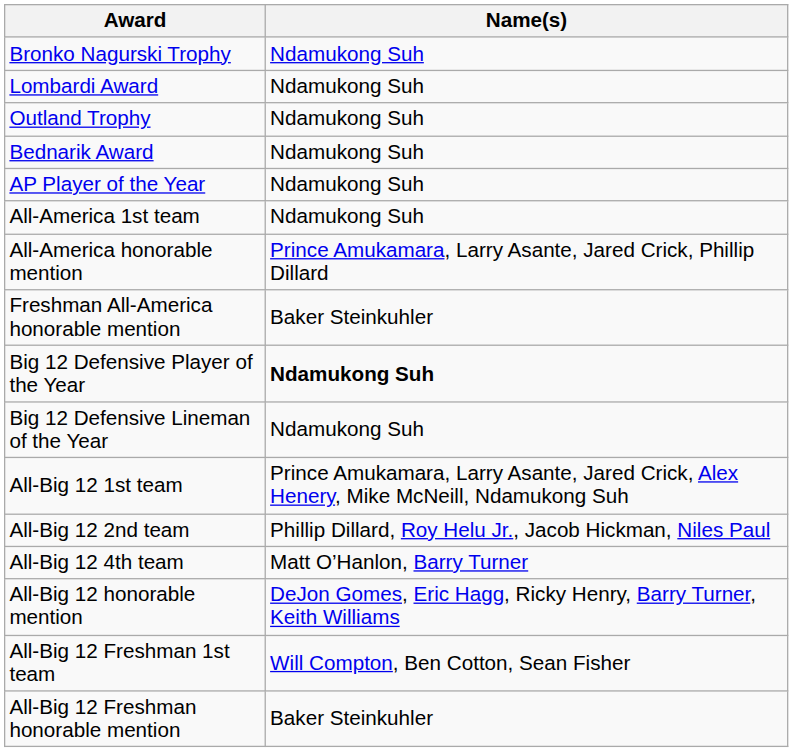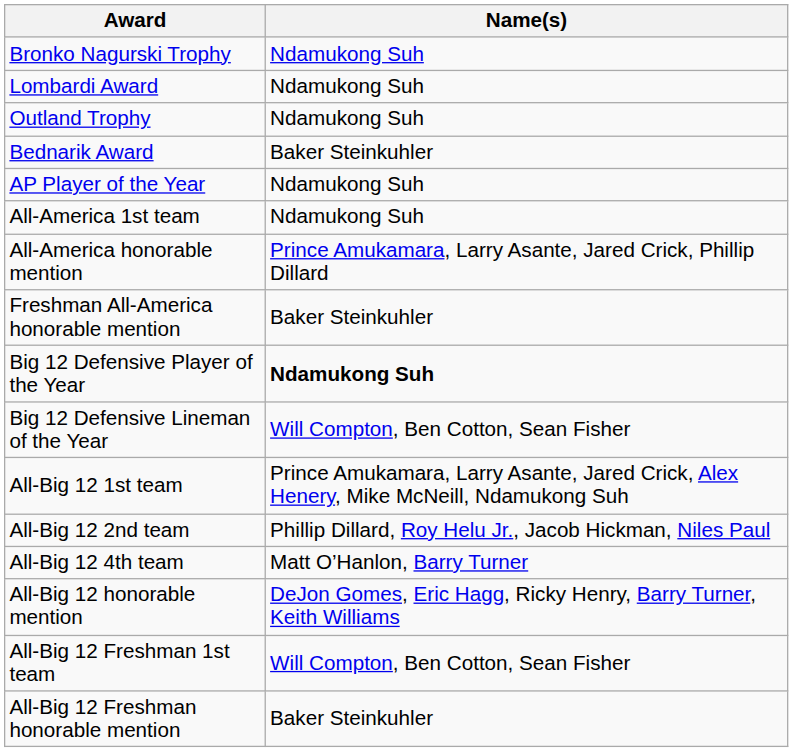(347, 151) Ndamukong Suh -> (352, 151) Baker Steinkuhler
(347, 429) Ndamukong Suh -> (450, 429) Will Compton, Ben Cotton, Sean Fisher
